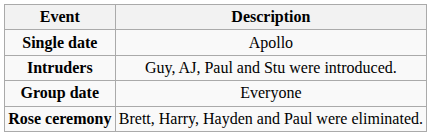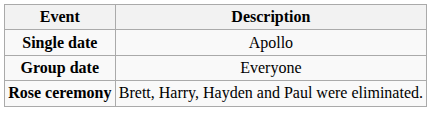- row: (60, 67)
